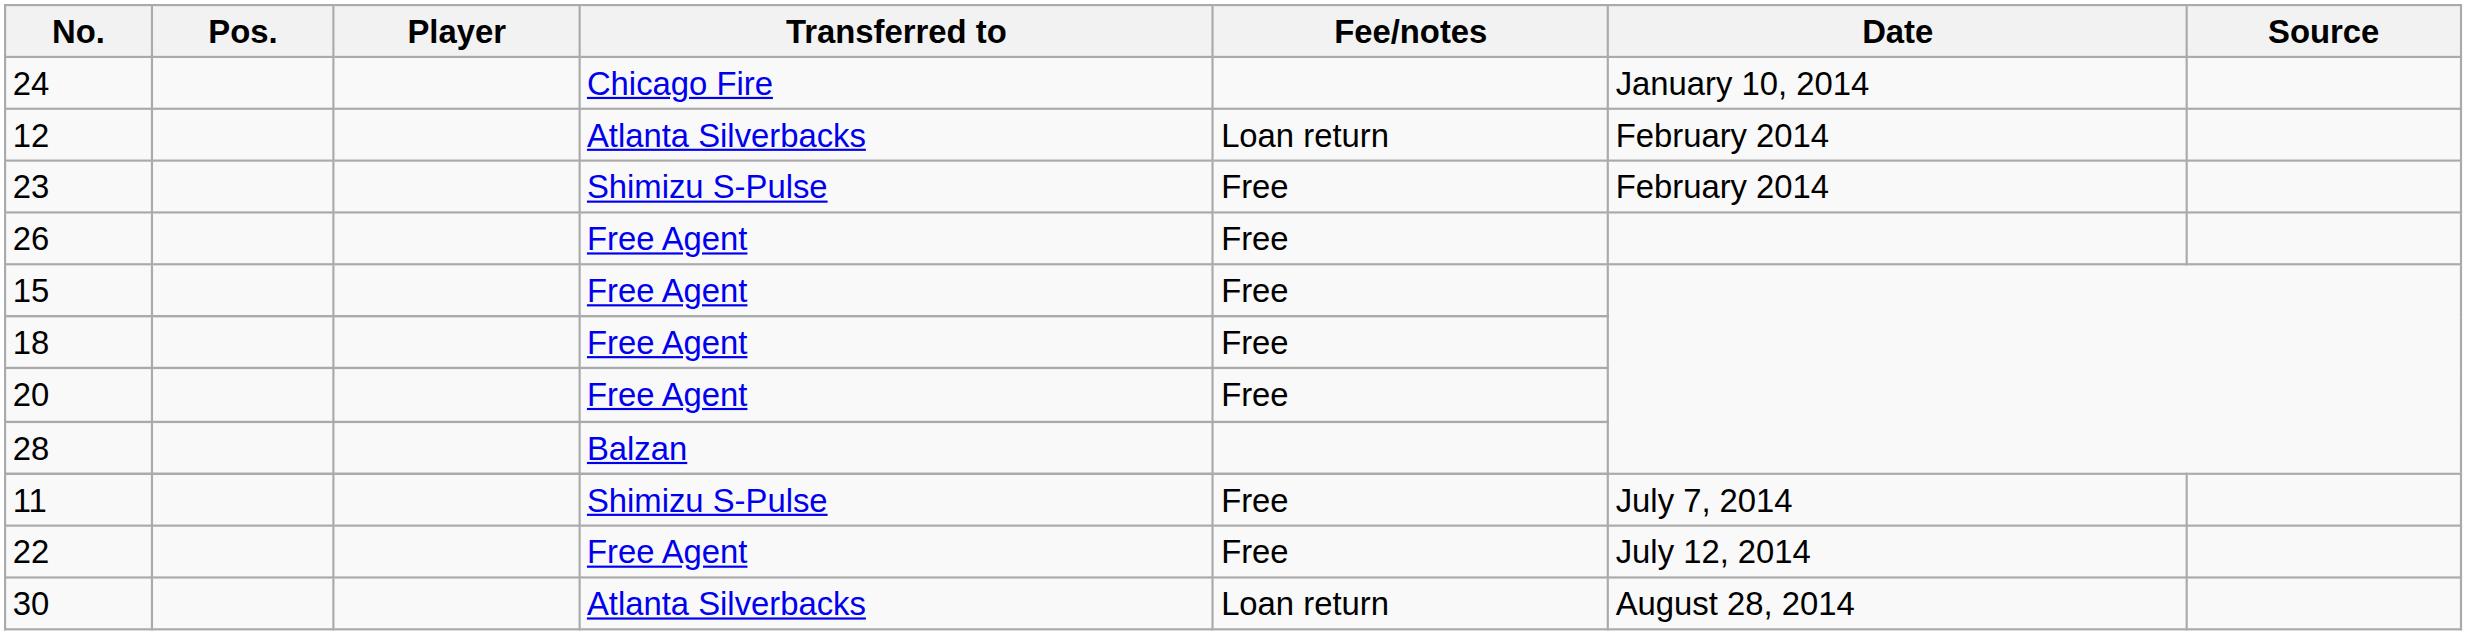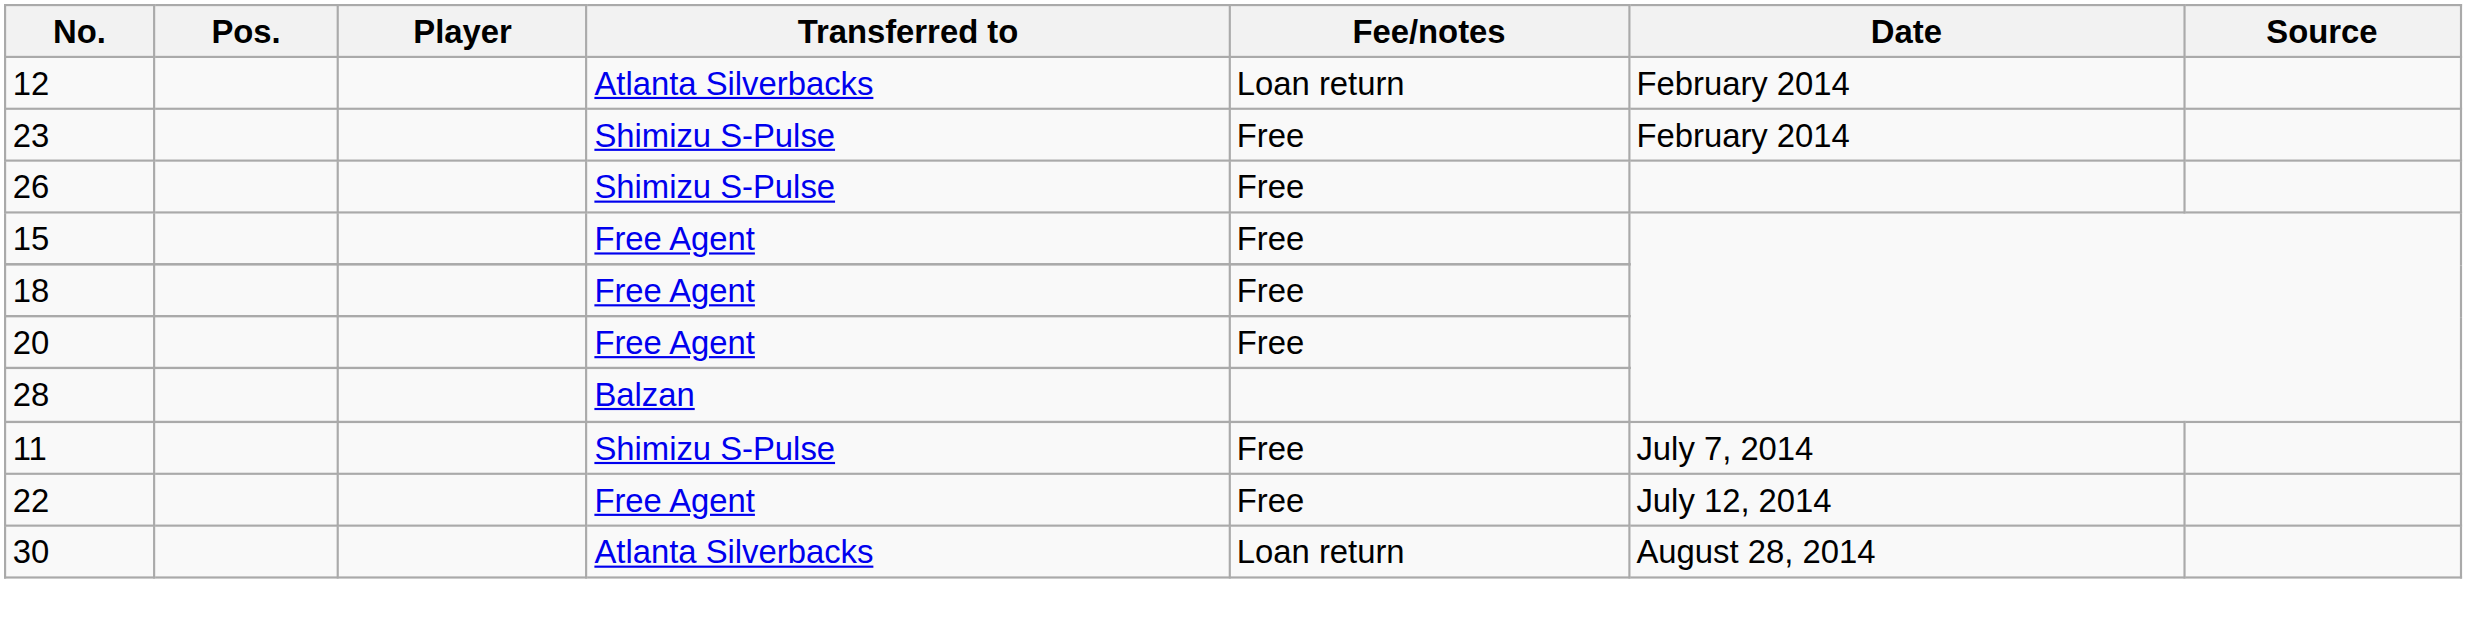- row: (31, 83)
(667, 239) Free Agent -> (715, 187) Shimizu S-Pulse
